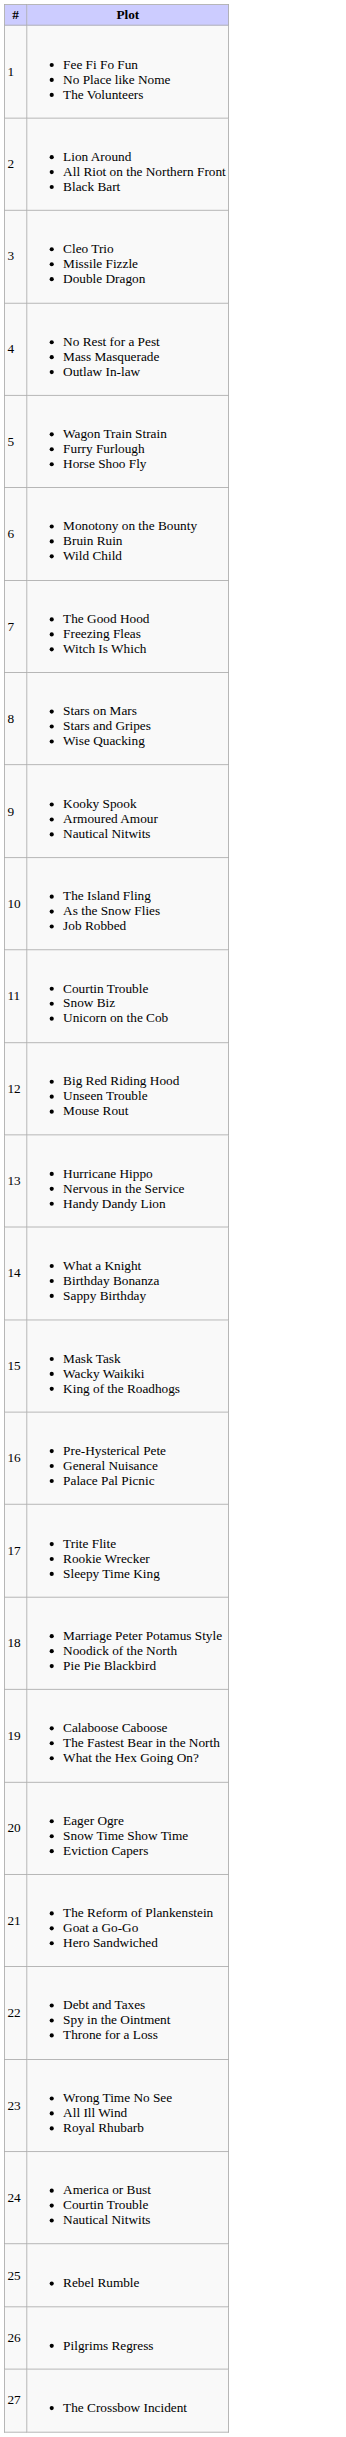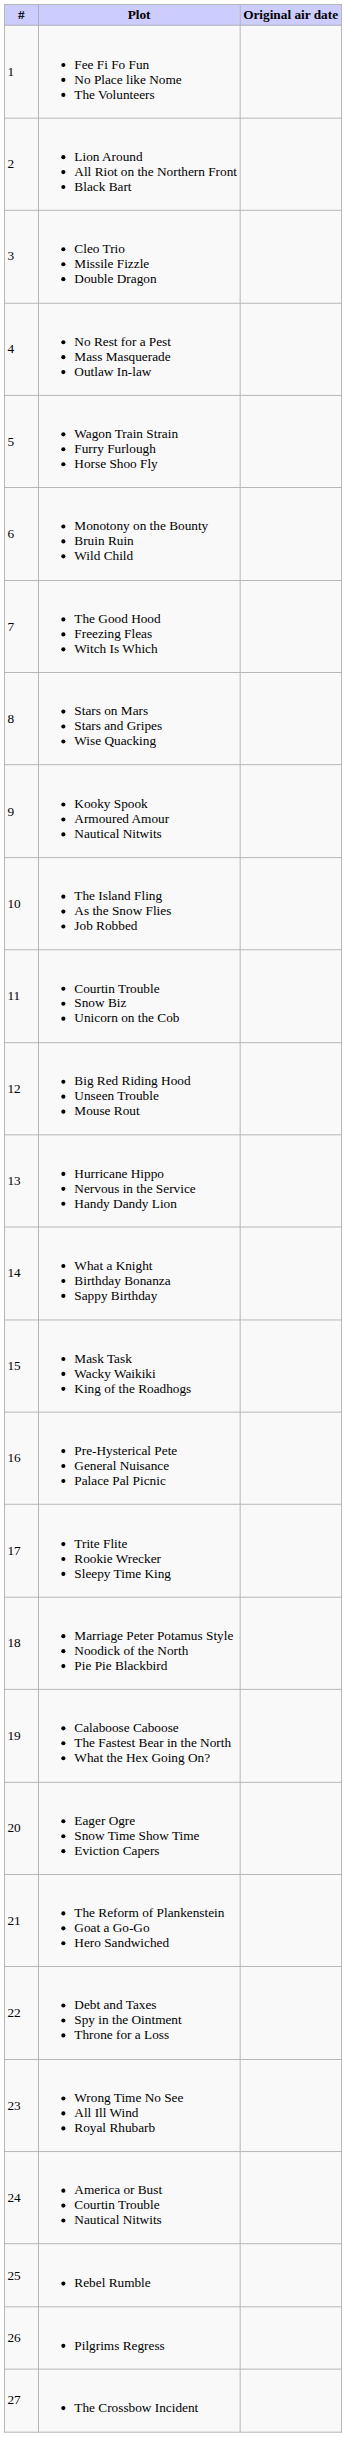+ column: (291, 15)
